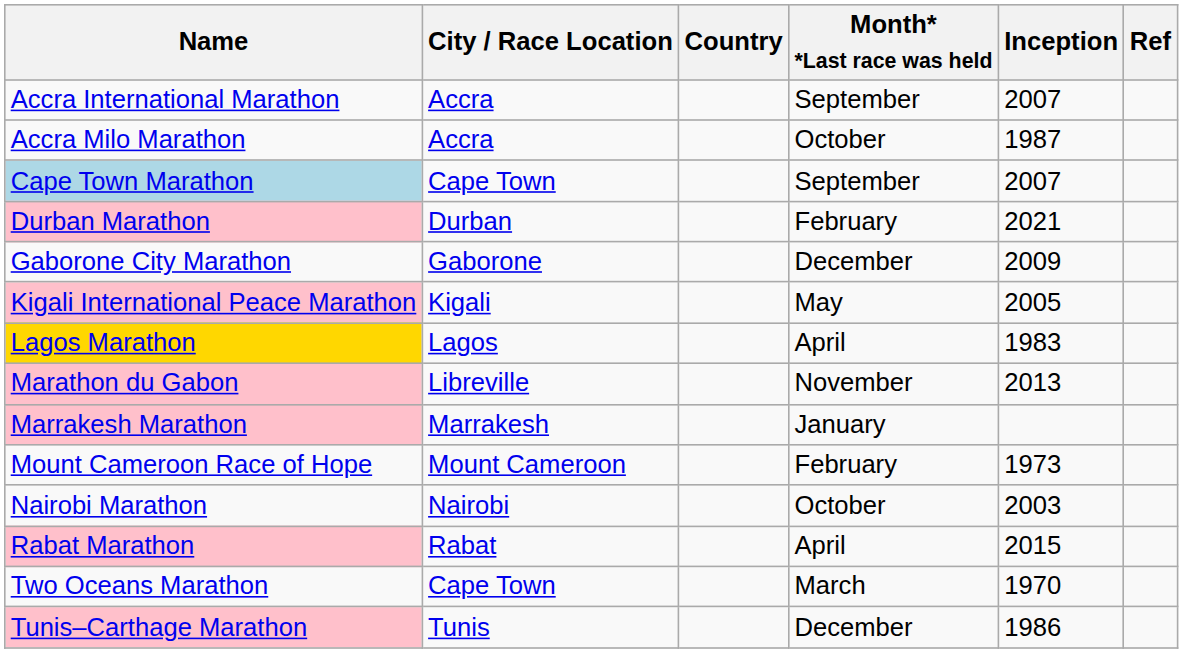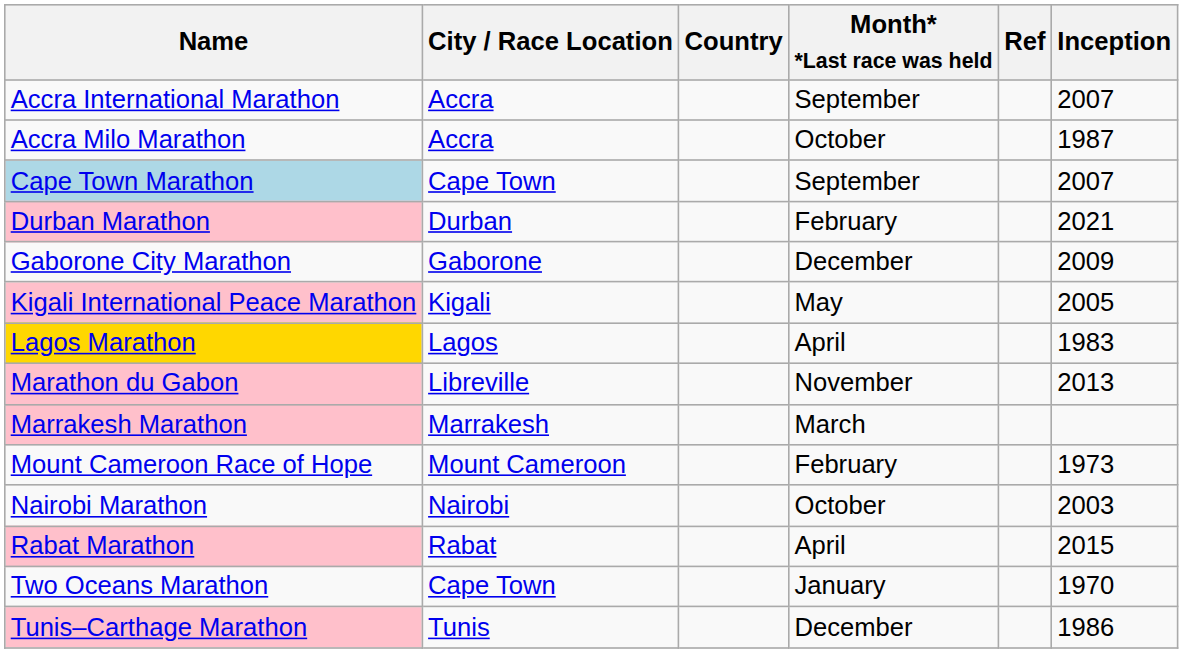columns swapped: (1061, 41) <-> (1150, 41)
(840, 424) January -> (830, 424) March
(830, 586) March -> (840, 586) January
